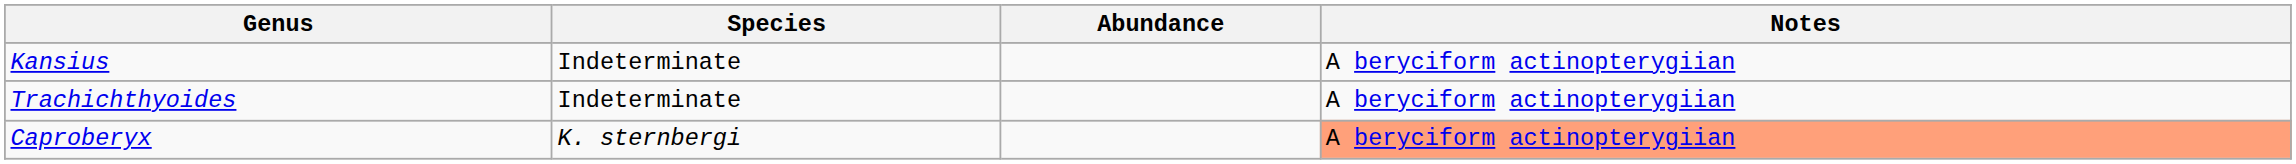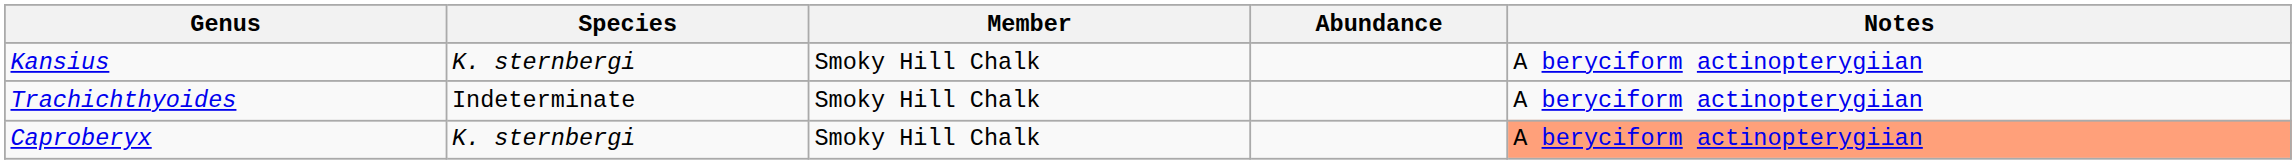+ column: (1030, 24)
(649, 62) Indeterminate -> (544, 62) K. sternbergi
